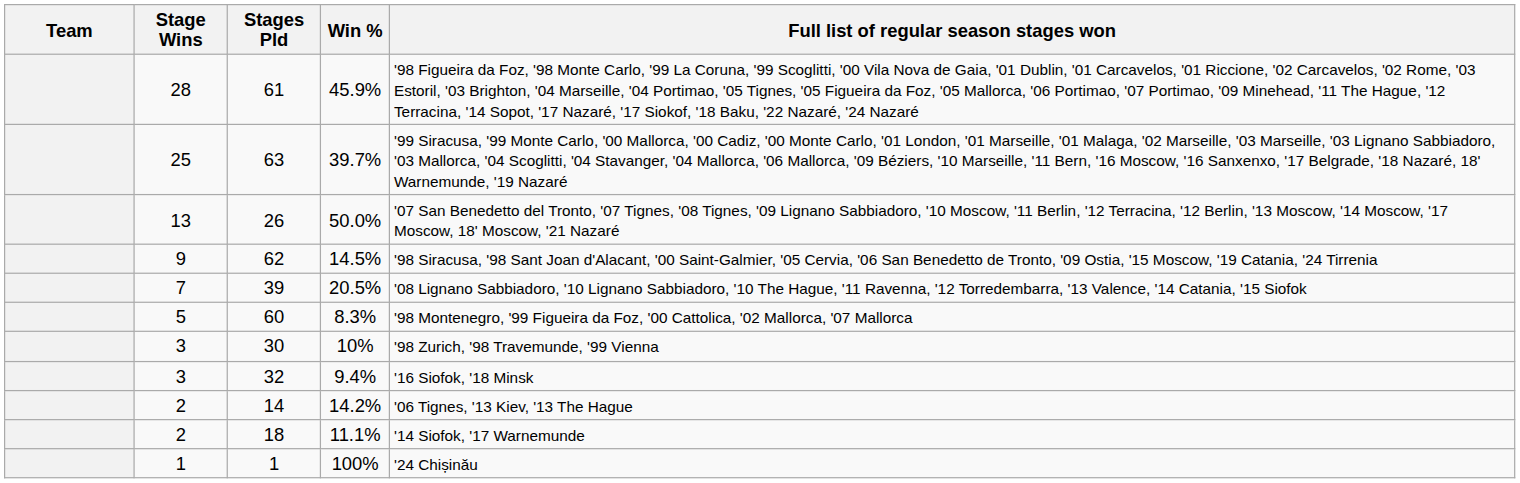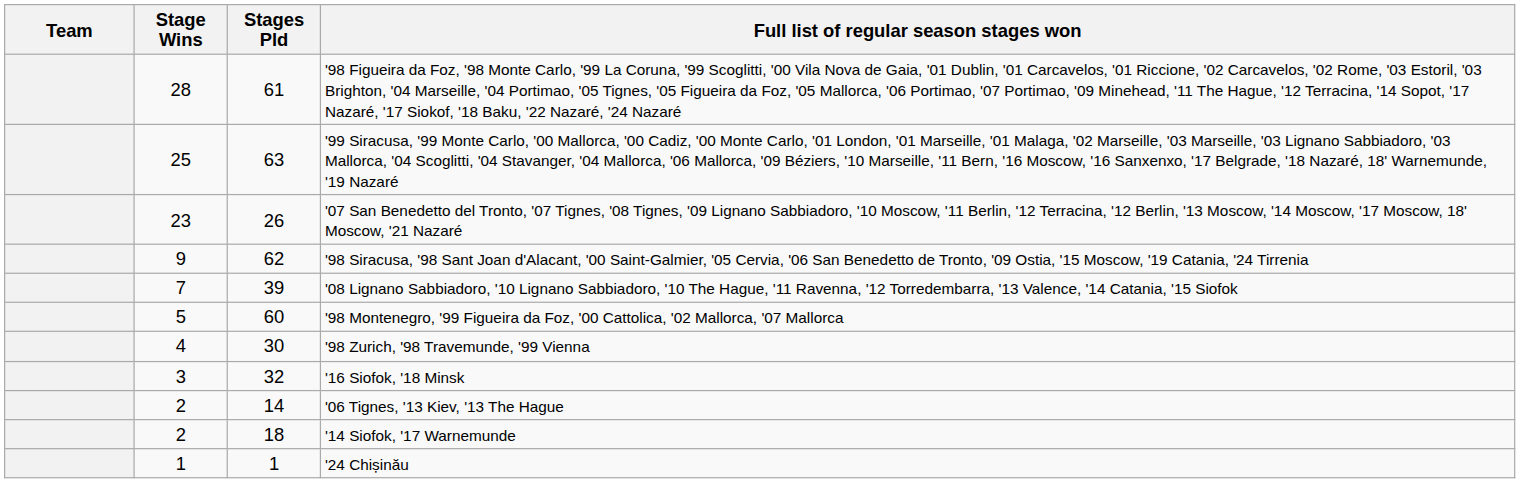- column: (355, 30)
(181, 220) 13 -> (181, 220) 23
(181, 347) 3 -> (181, 347) 4
